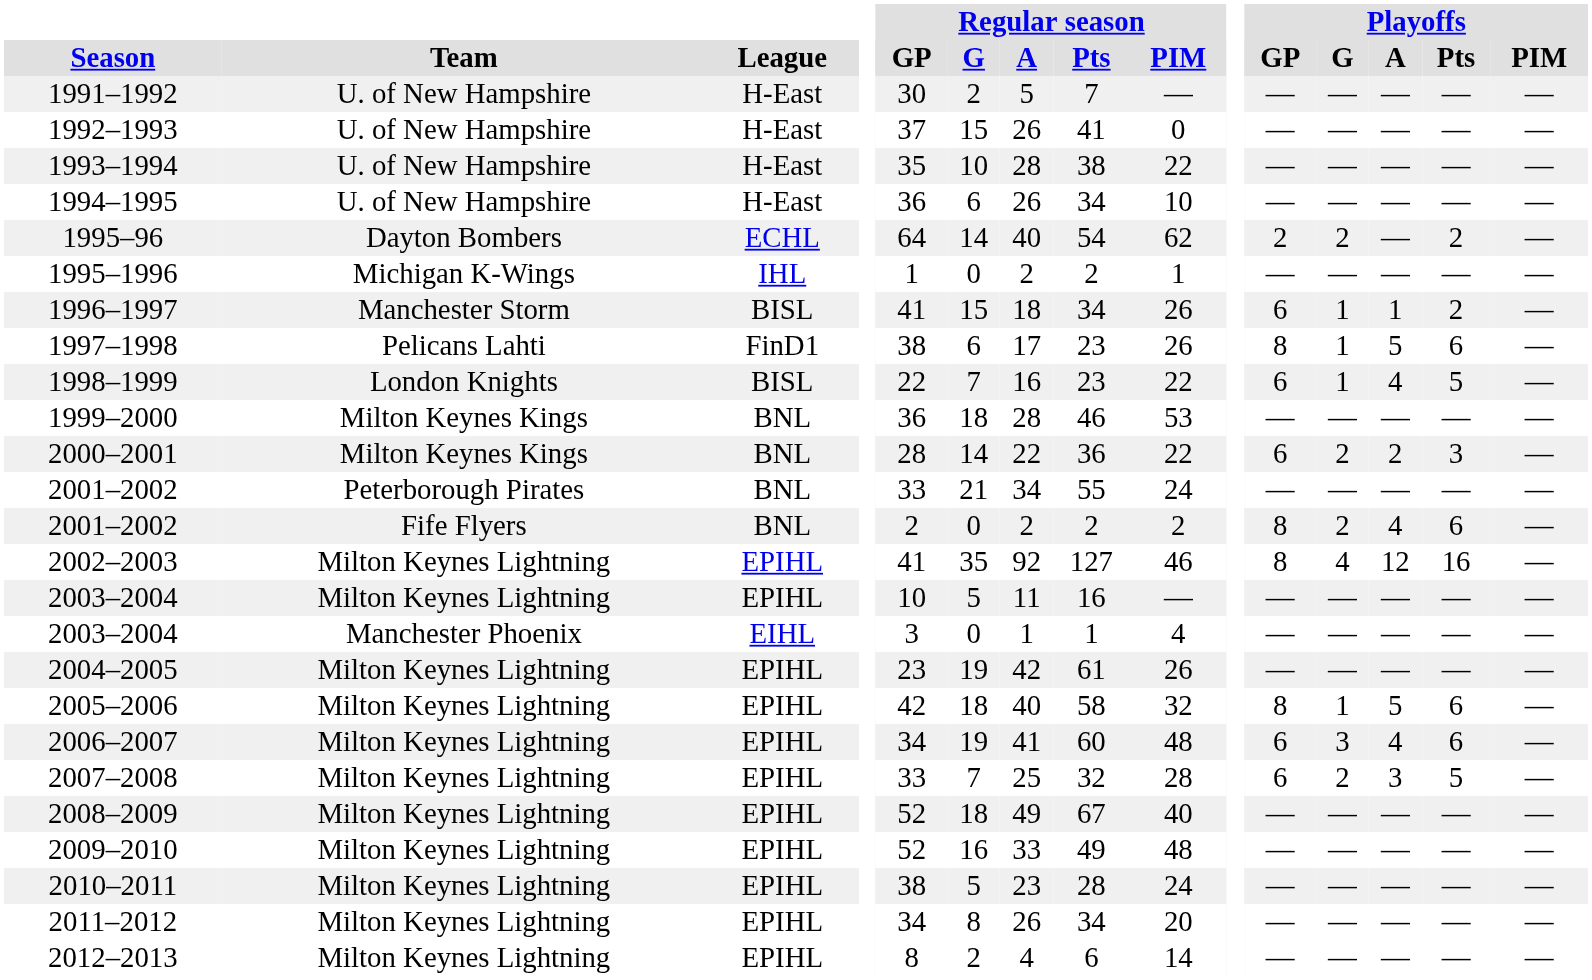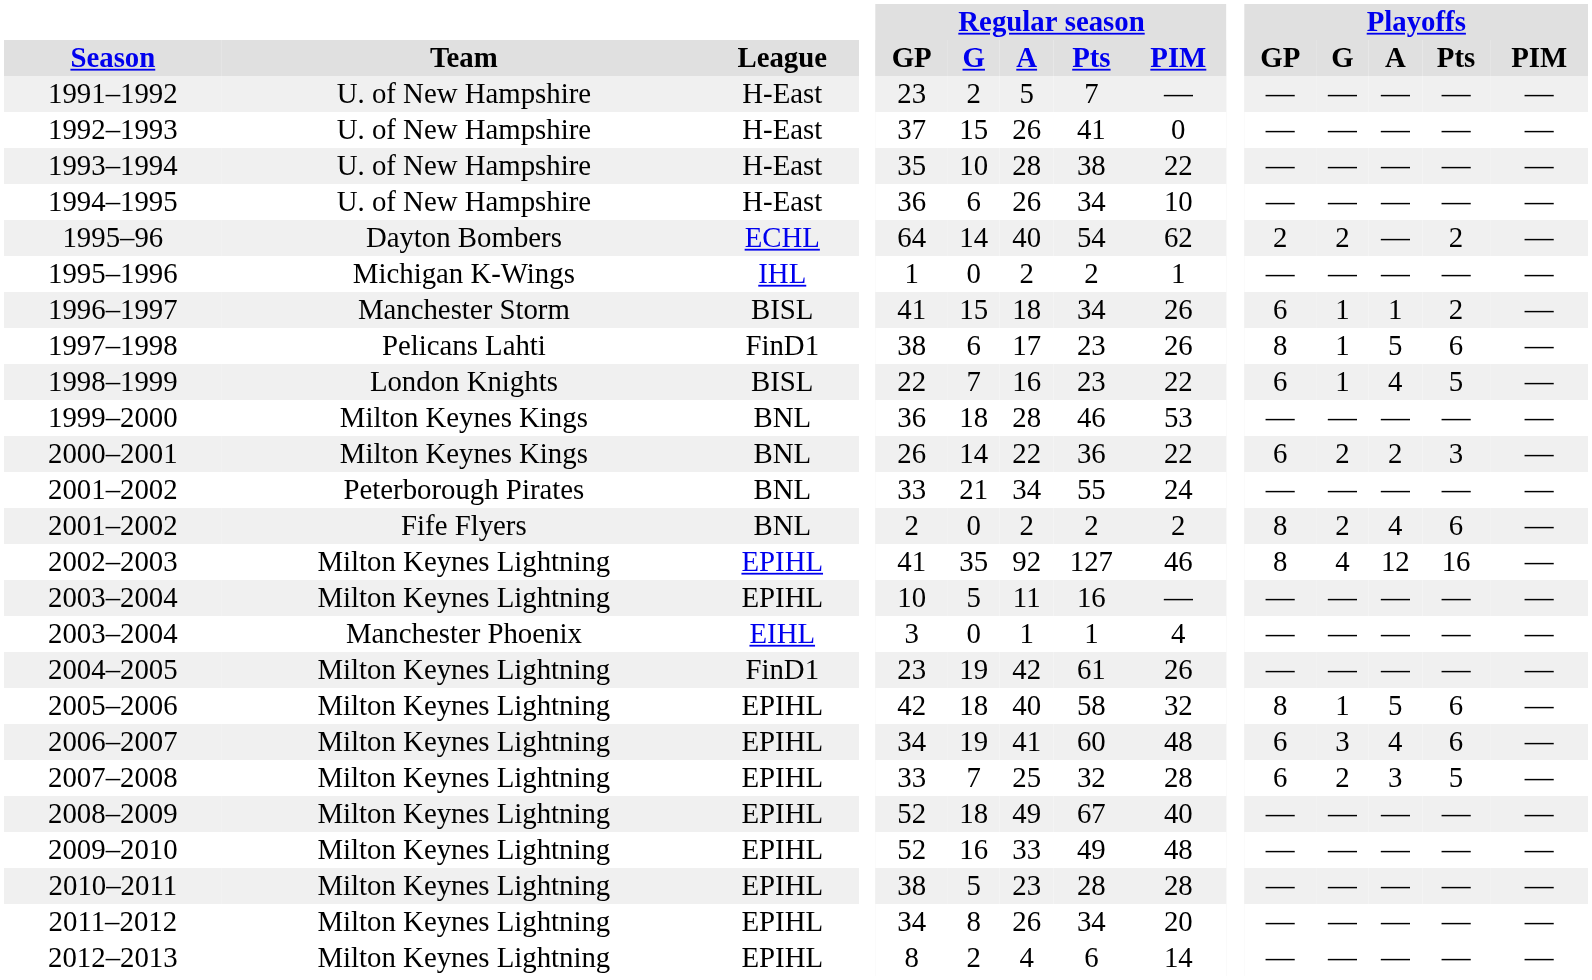(912, 93) 30 -> (912, 93) 23
(912, 453) 28 -> (912, 453) 26
(782, 669) EPIHL -> (782, 669) FinD1
(1178, 885) 24 -> (1178, 885) 28
